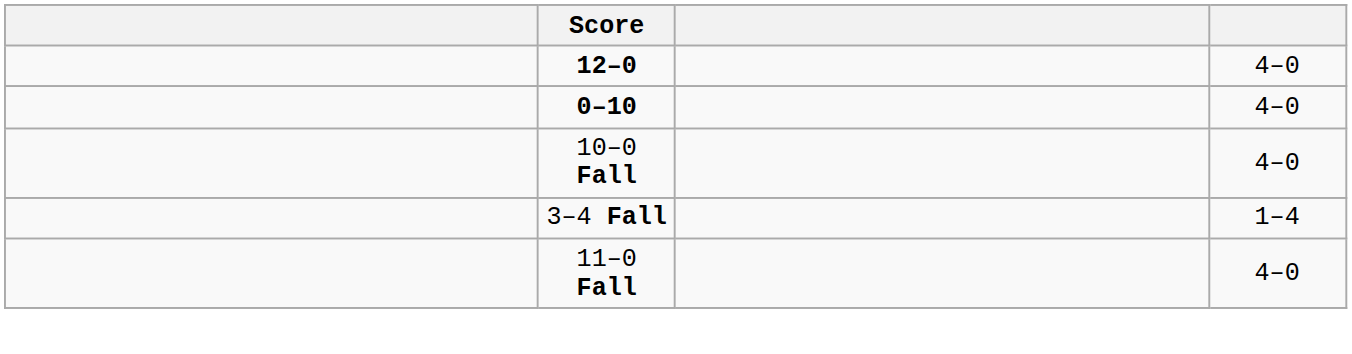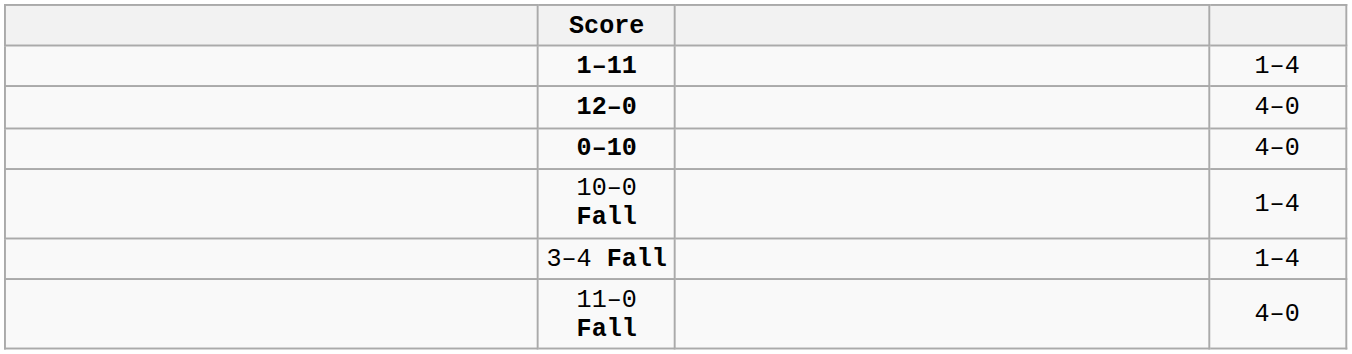+ row: (607, 66)
(1277, 163) 4–0 -> (1277, 203) 1–4
